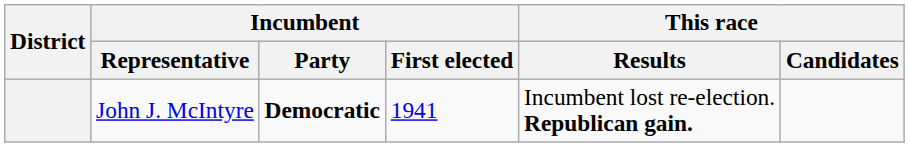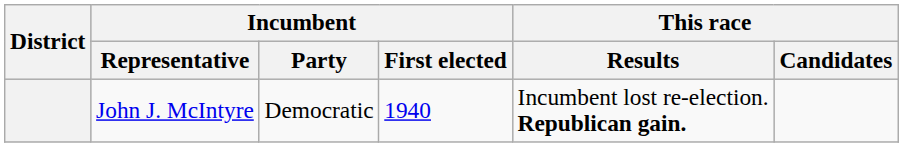(322, 110) bold -> (319, 110) normal
(414, 110) 1941 -> (408, 110) 1940
